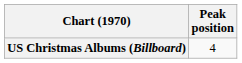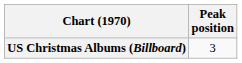(213, 48) 4 -> (213, 48) 3
